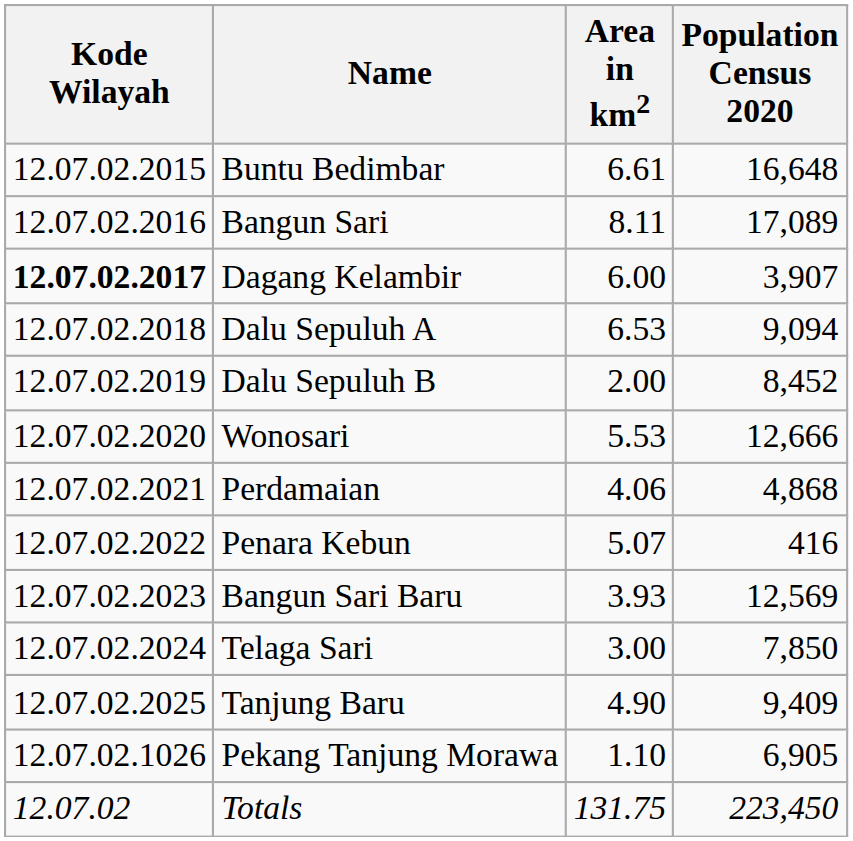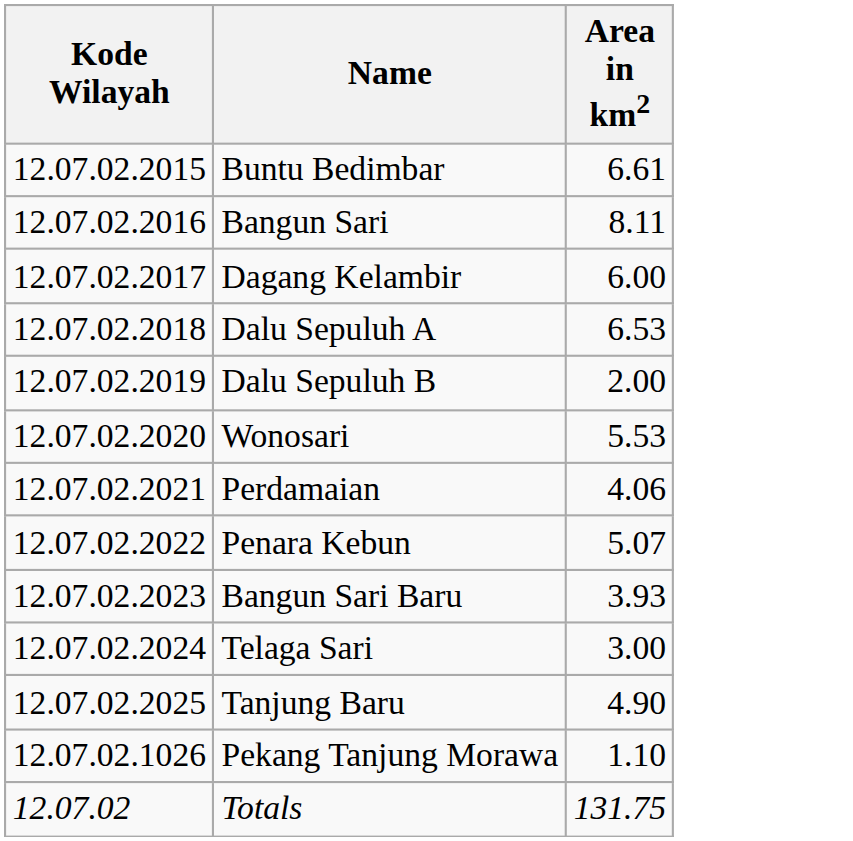- column: (760, 73)
(109, 275) bold -> (109, 275) normal
